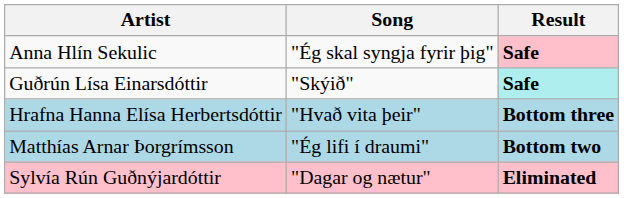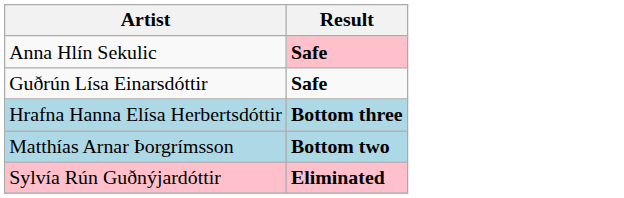- column: (392, 20)
(521, 83) paleturquoise background -> (309, 83) no background
